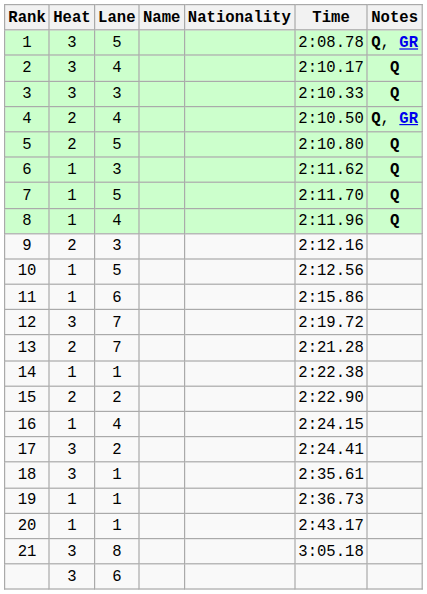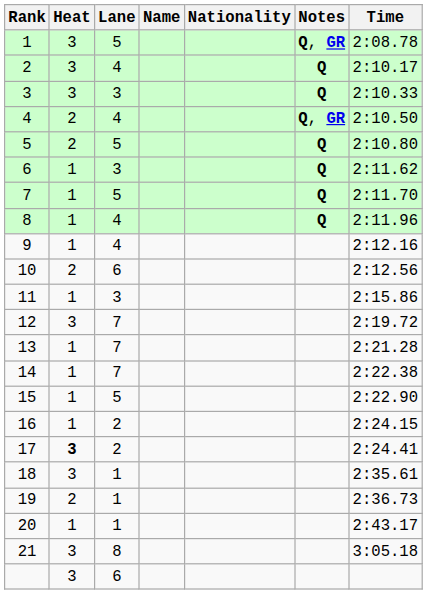columns swapped: (331, 17) <-> (395, 17)
(72, 246) 2 -> (72, 246) 1
(117, 246) 3 -> (117, 246) 4
(72, 272) 1 -> (72, 272) 2
(117, 272) 5 -> (117, 272) 6
(117, 297) 6 -> (117, 297) 3
(72, 348) 2 -> (72, 348) 1
(117, 373) 1 -> (117, 373) 7
(72, 399) 2 -> (72, 399) 1
(117, 399) 2 -> (117, 399) 5
(117, 424) 4 -> (117, 424) 2
(72, 450) normal -> (72, 450) bold
(72, 500) 1 -> (72, 500) 2
